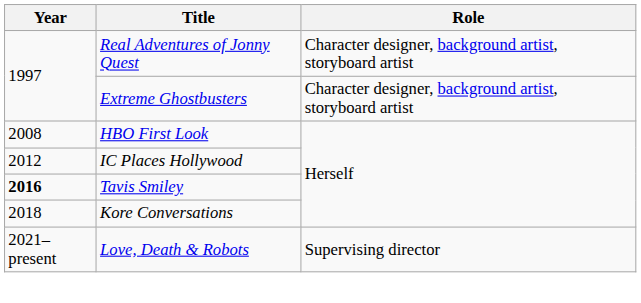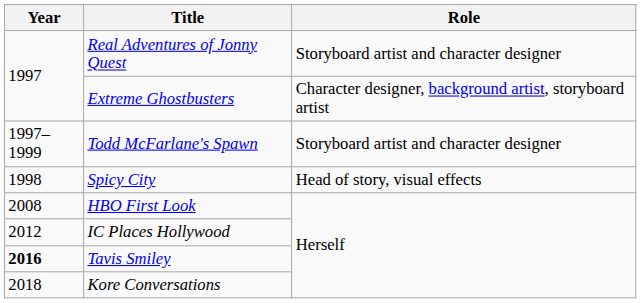(431, 53) Character designer, background artist, storyboard artist -> (428, 53) Storyboard artist and character designer
+ row: (173, 143)
+ row: (121, 179)
- row: (174, 249)
